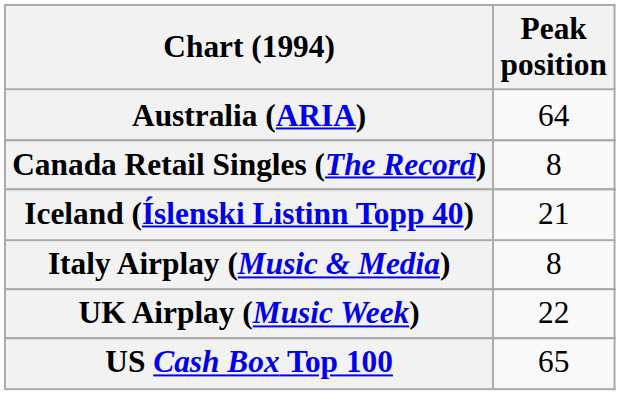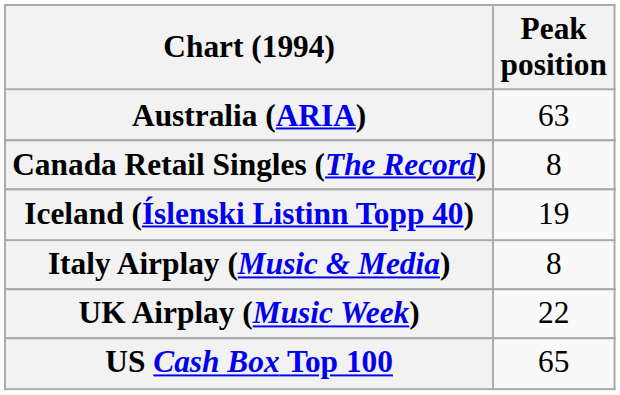(554, 114) 64 -> (554, 114) 63
(554, 213) 21 -> (554, 213) 19
